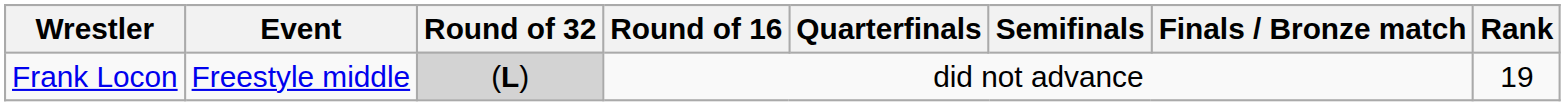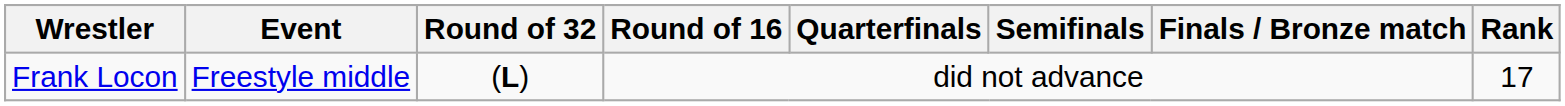(510, 76) lightgrey background -> (510, 76) no background
(1517, 76) 19 -> (1517, 76) 17
